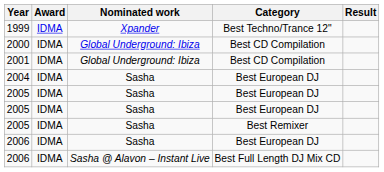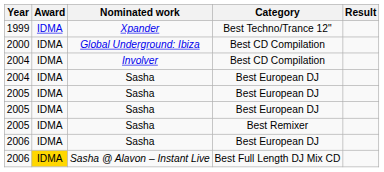- row: (18, 61)
+ row: (18, 61)
(50, 158) no background -> (50, 158) gold background
